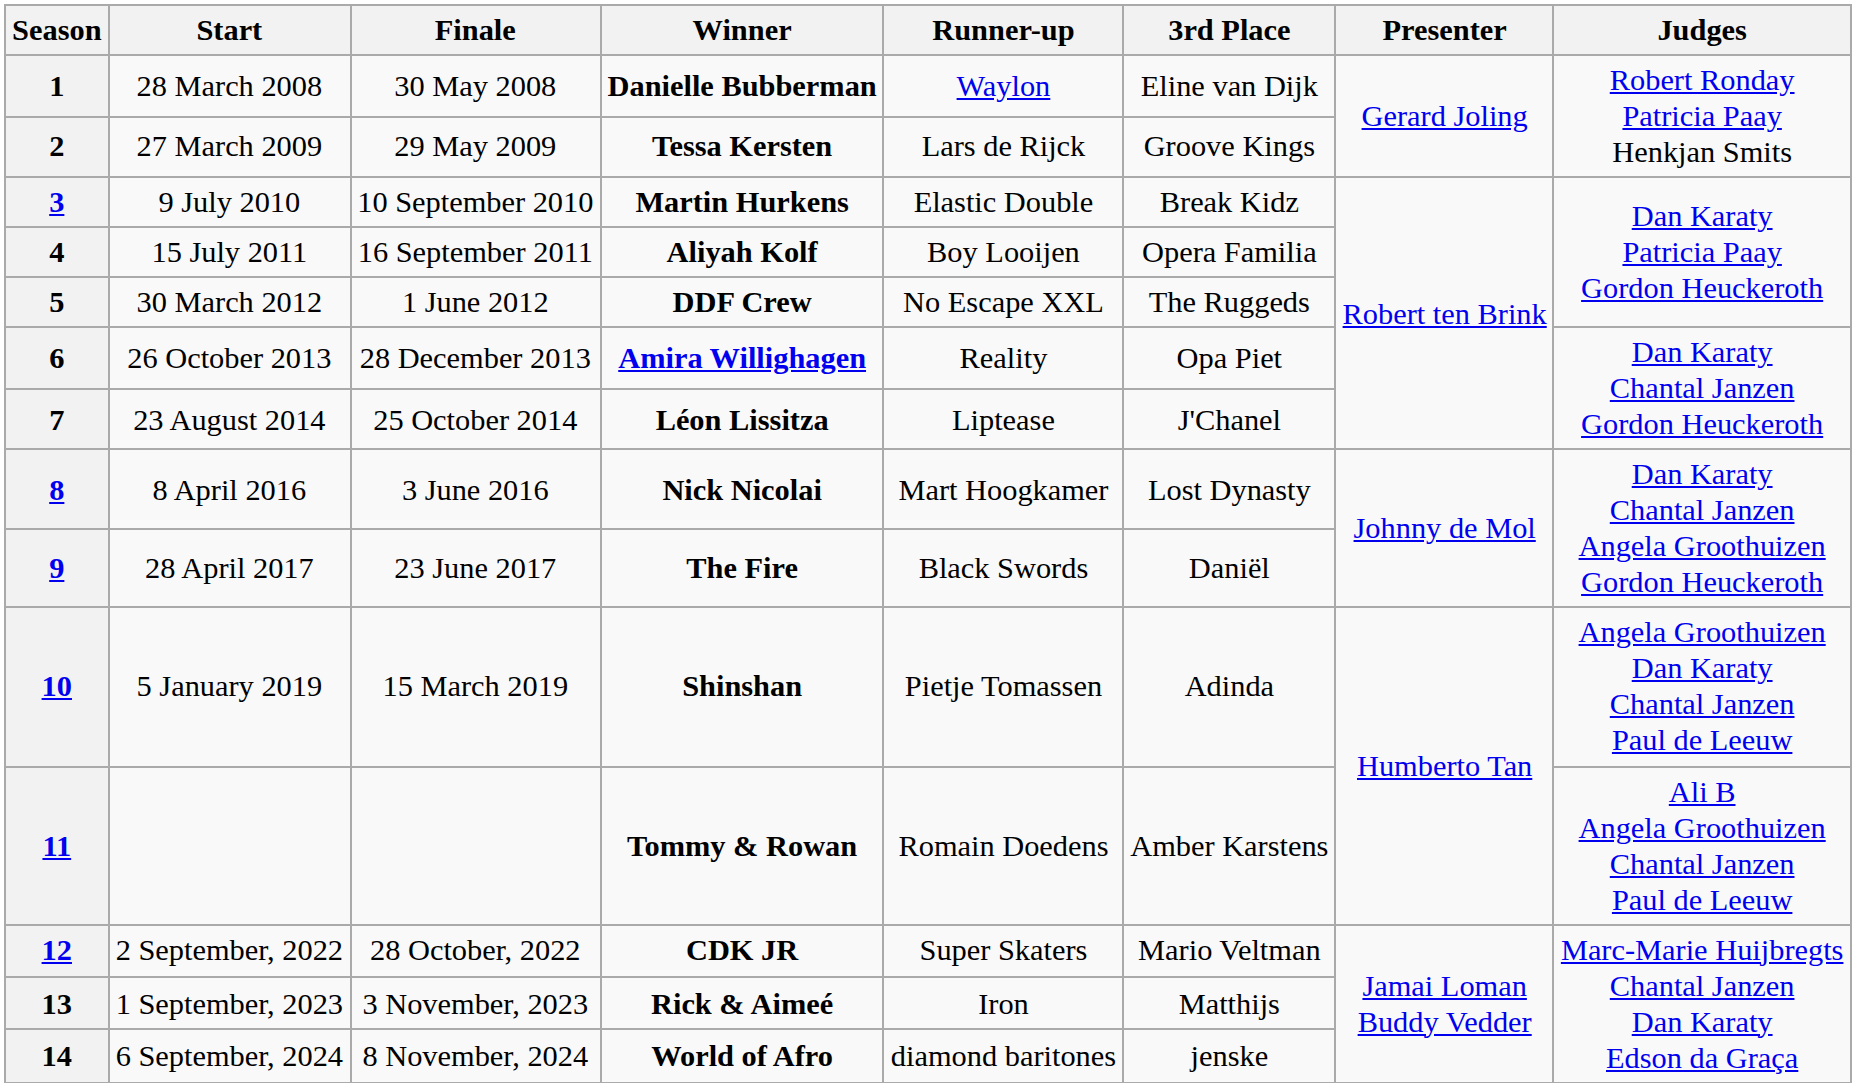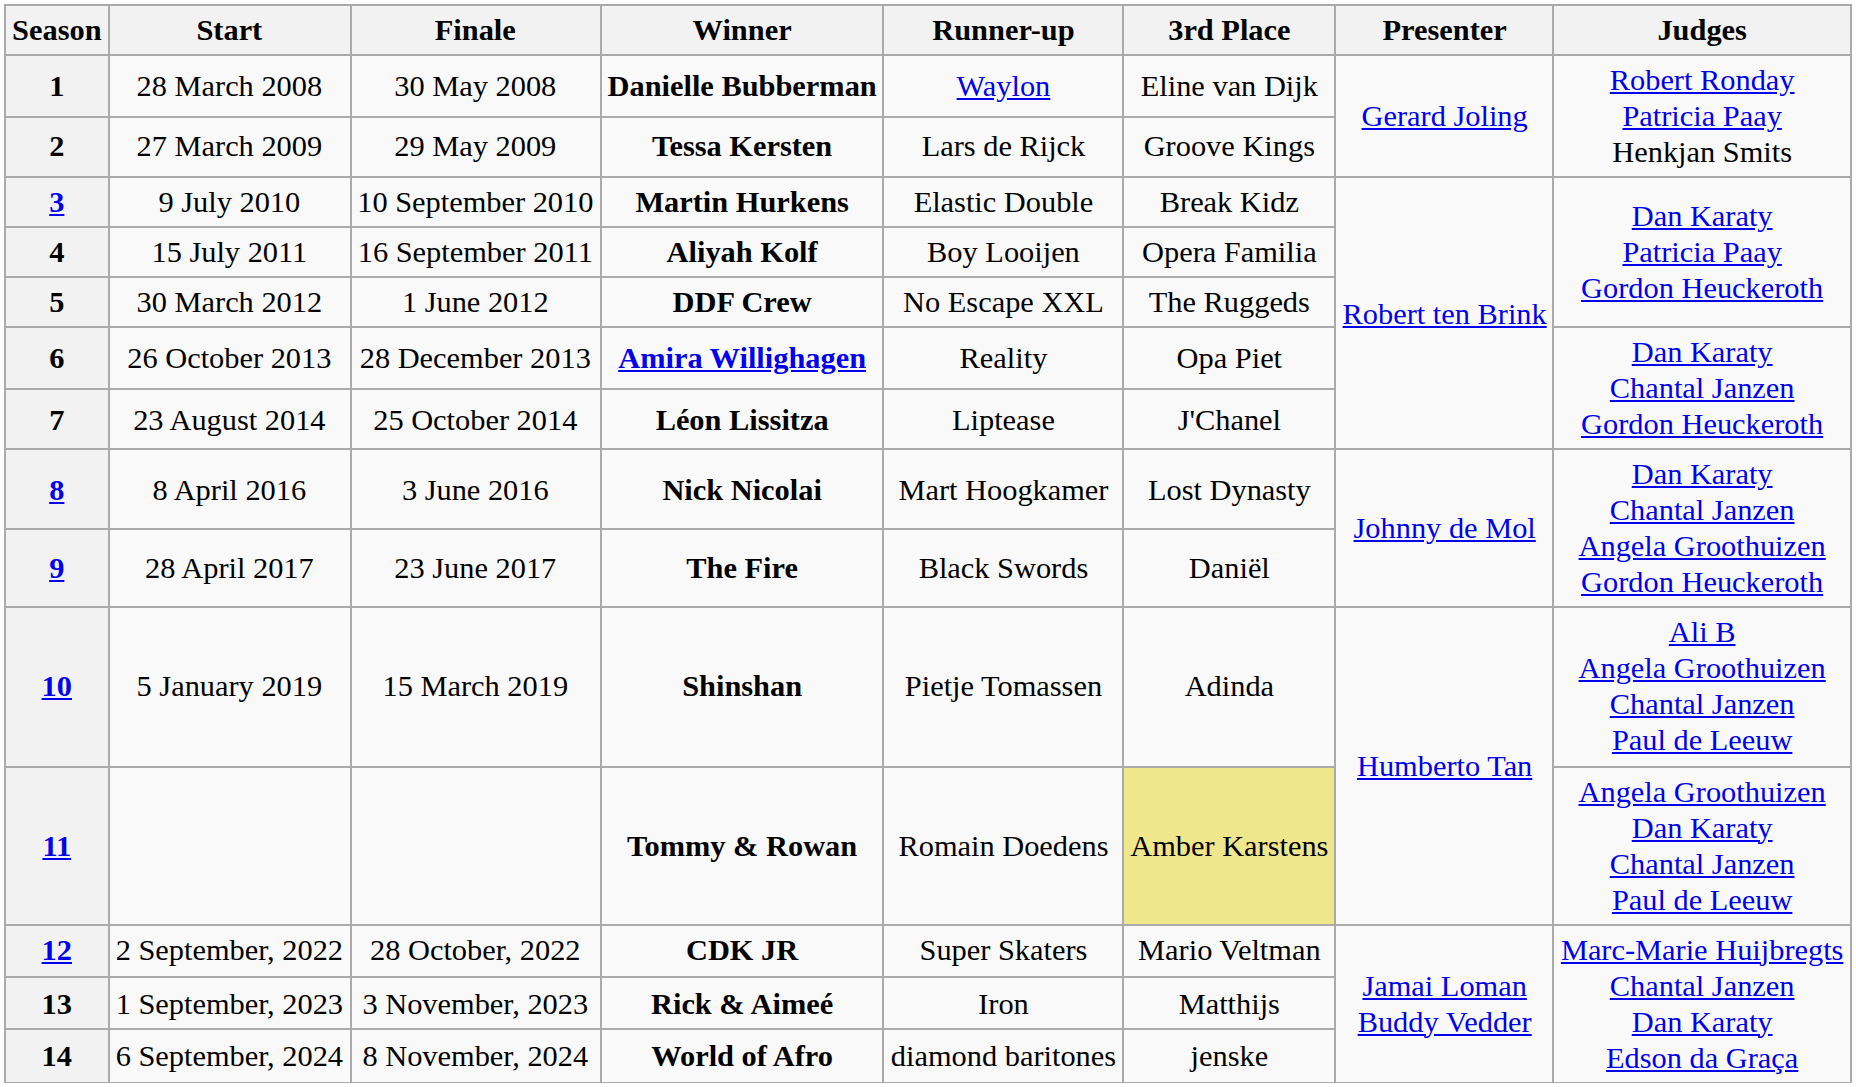(1702, 686) Angela Groothuizen Dan Karaty Chantal Janzen Paul de Leeuw -> (1702, 686) Ali B Angela Groothuizen Chantal Janzen Paul de Leeuw
(1229, 844) no background -> (1229, 844) khaki background
(1702, 844) Ali B Angela Groothuizen Chantal Janzen Paul de Leeuw -> (1702, 844) Angela Groothuizen Dan Karaty Chantal Janzen Paul de Leeuw
